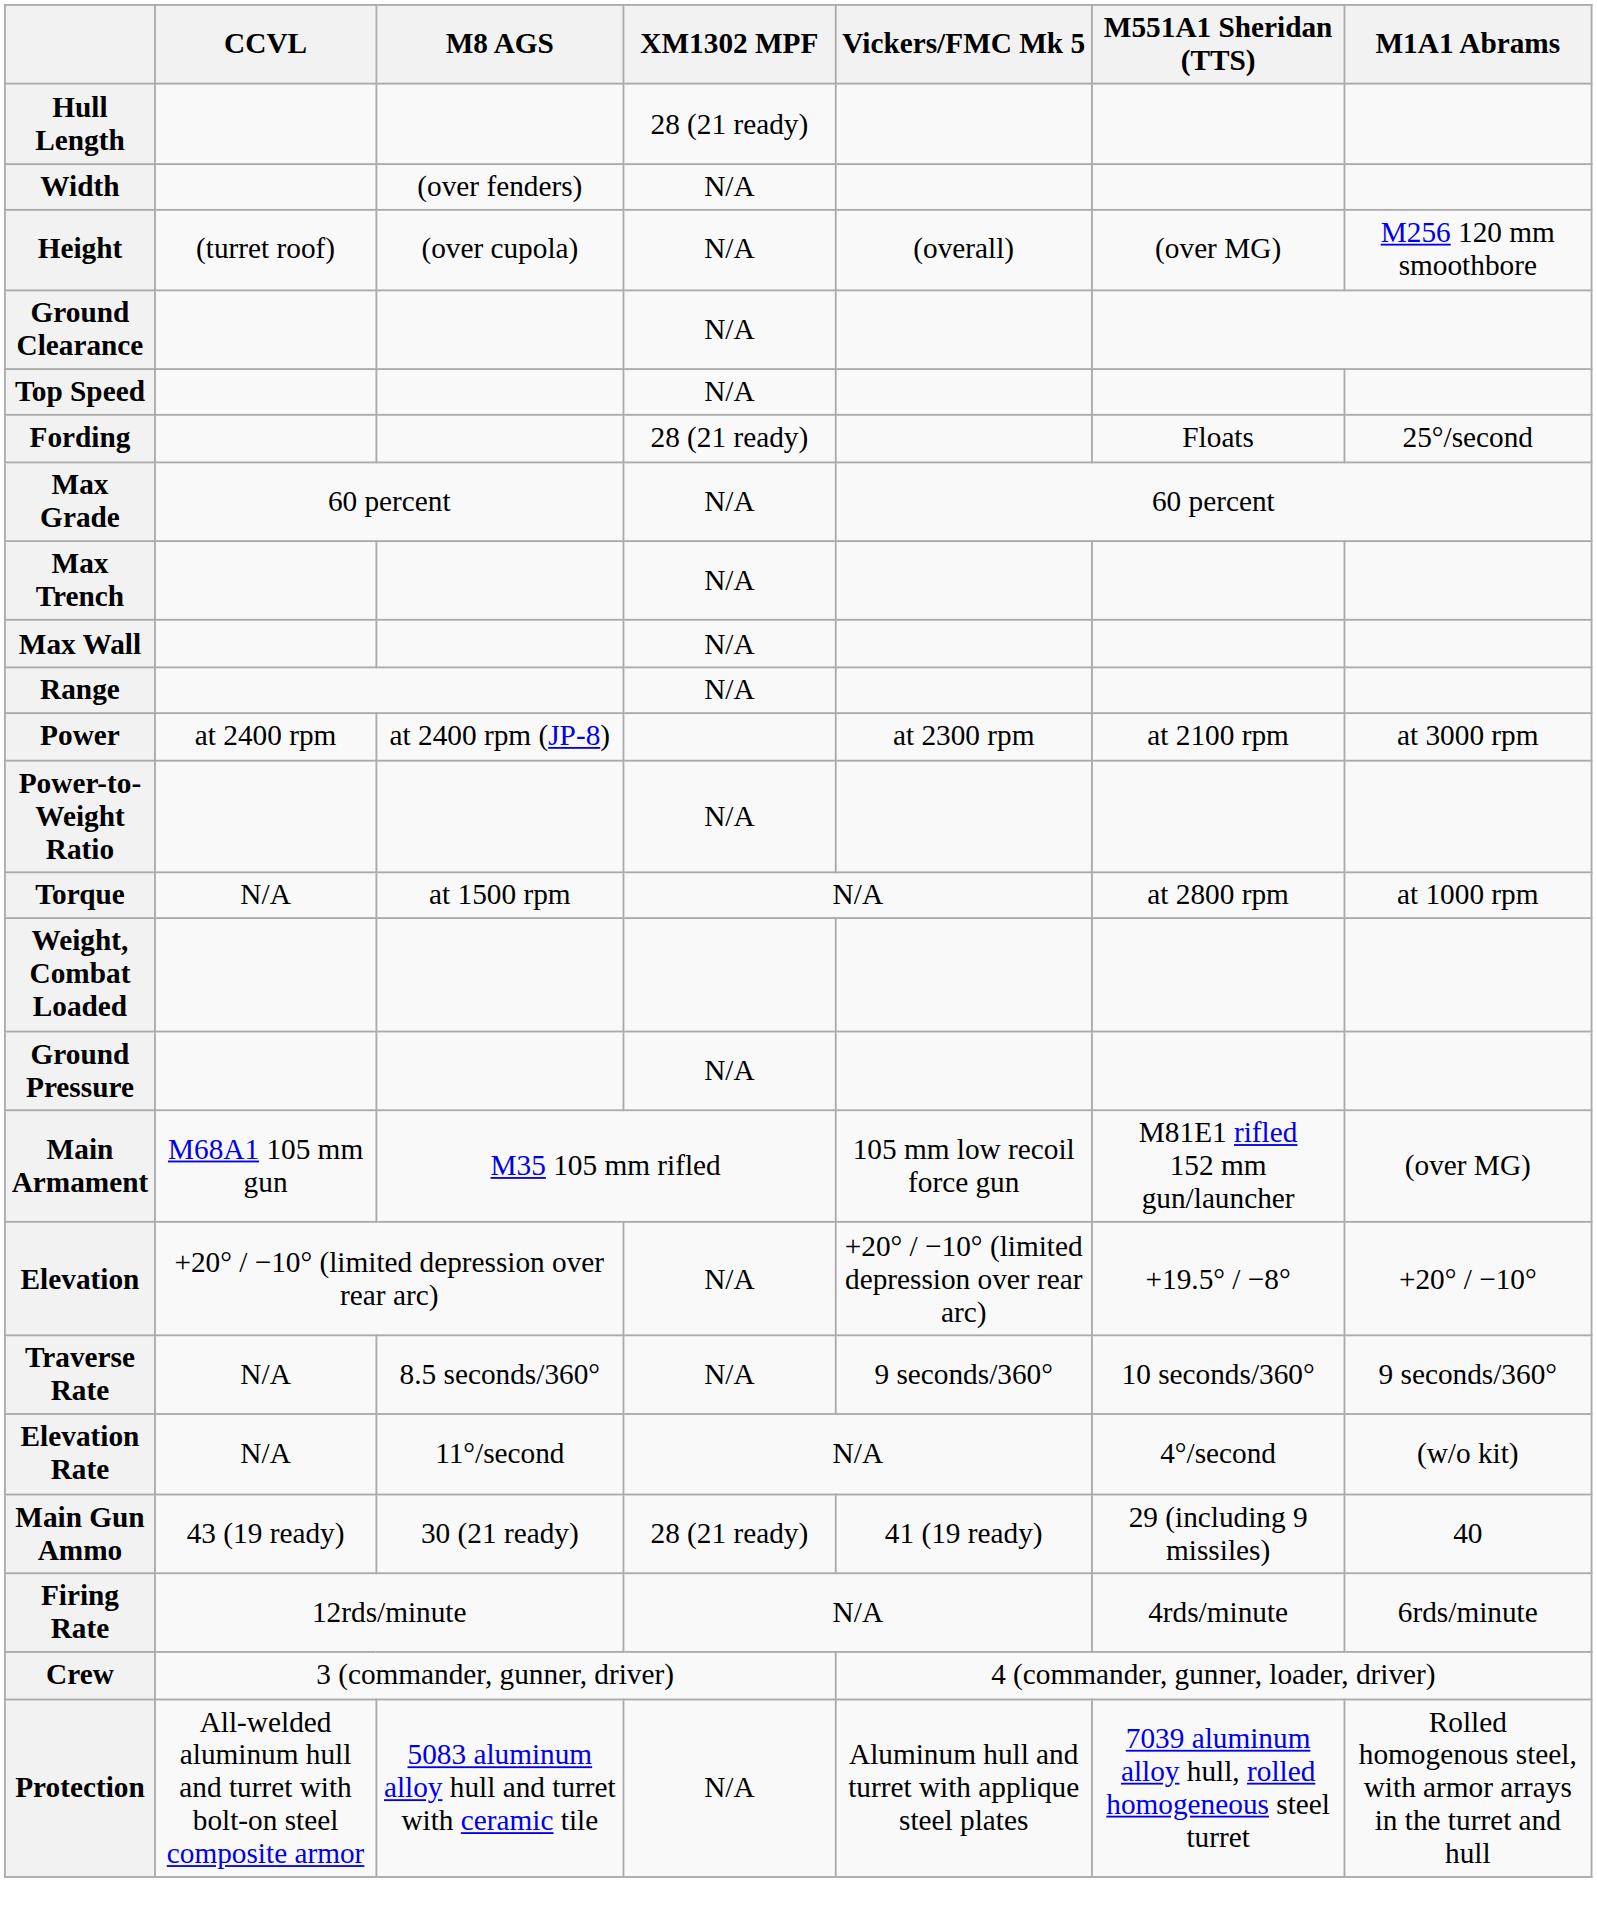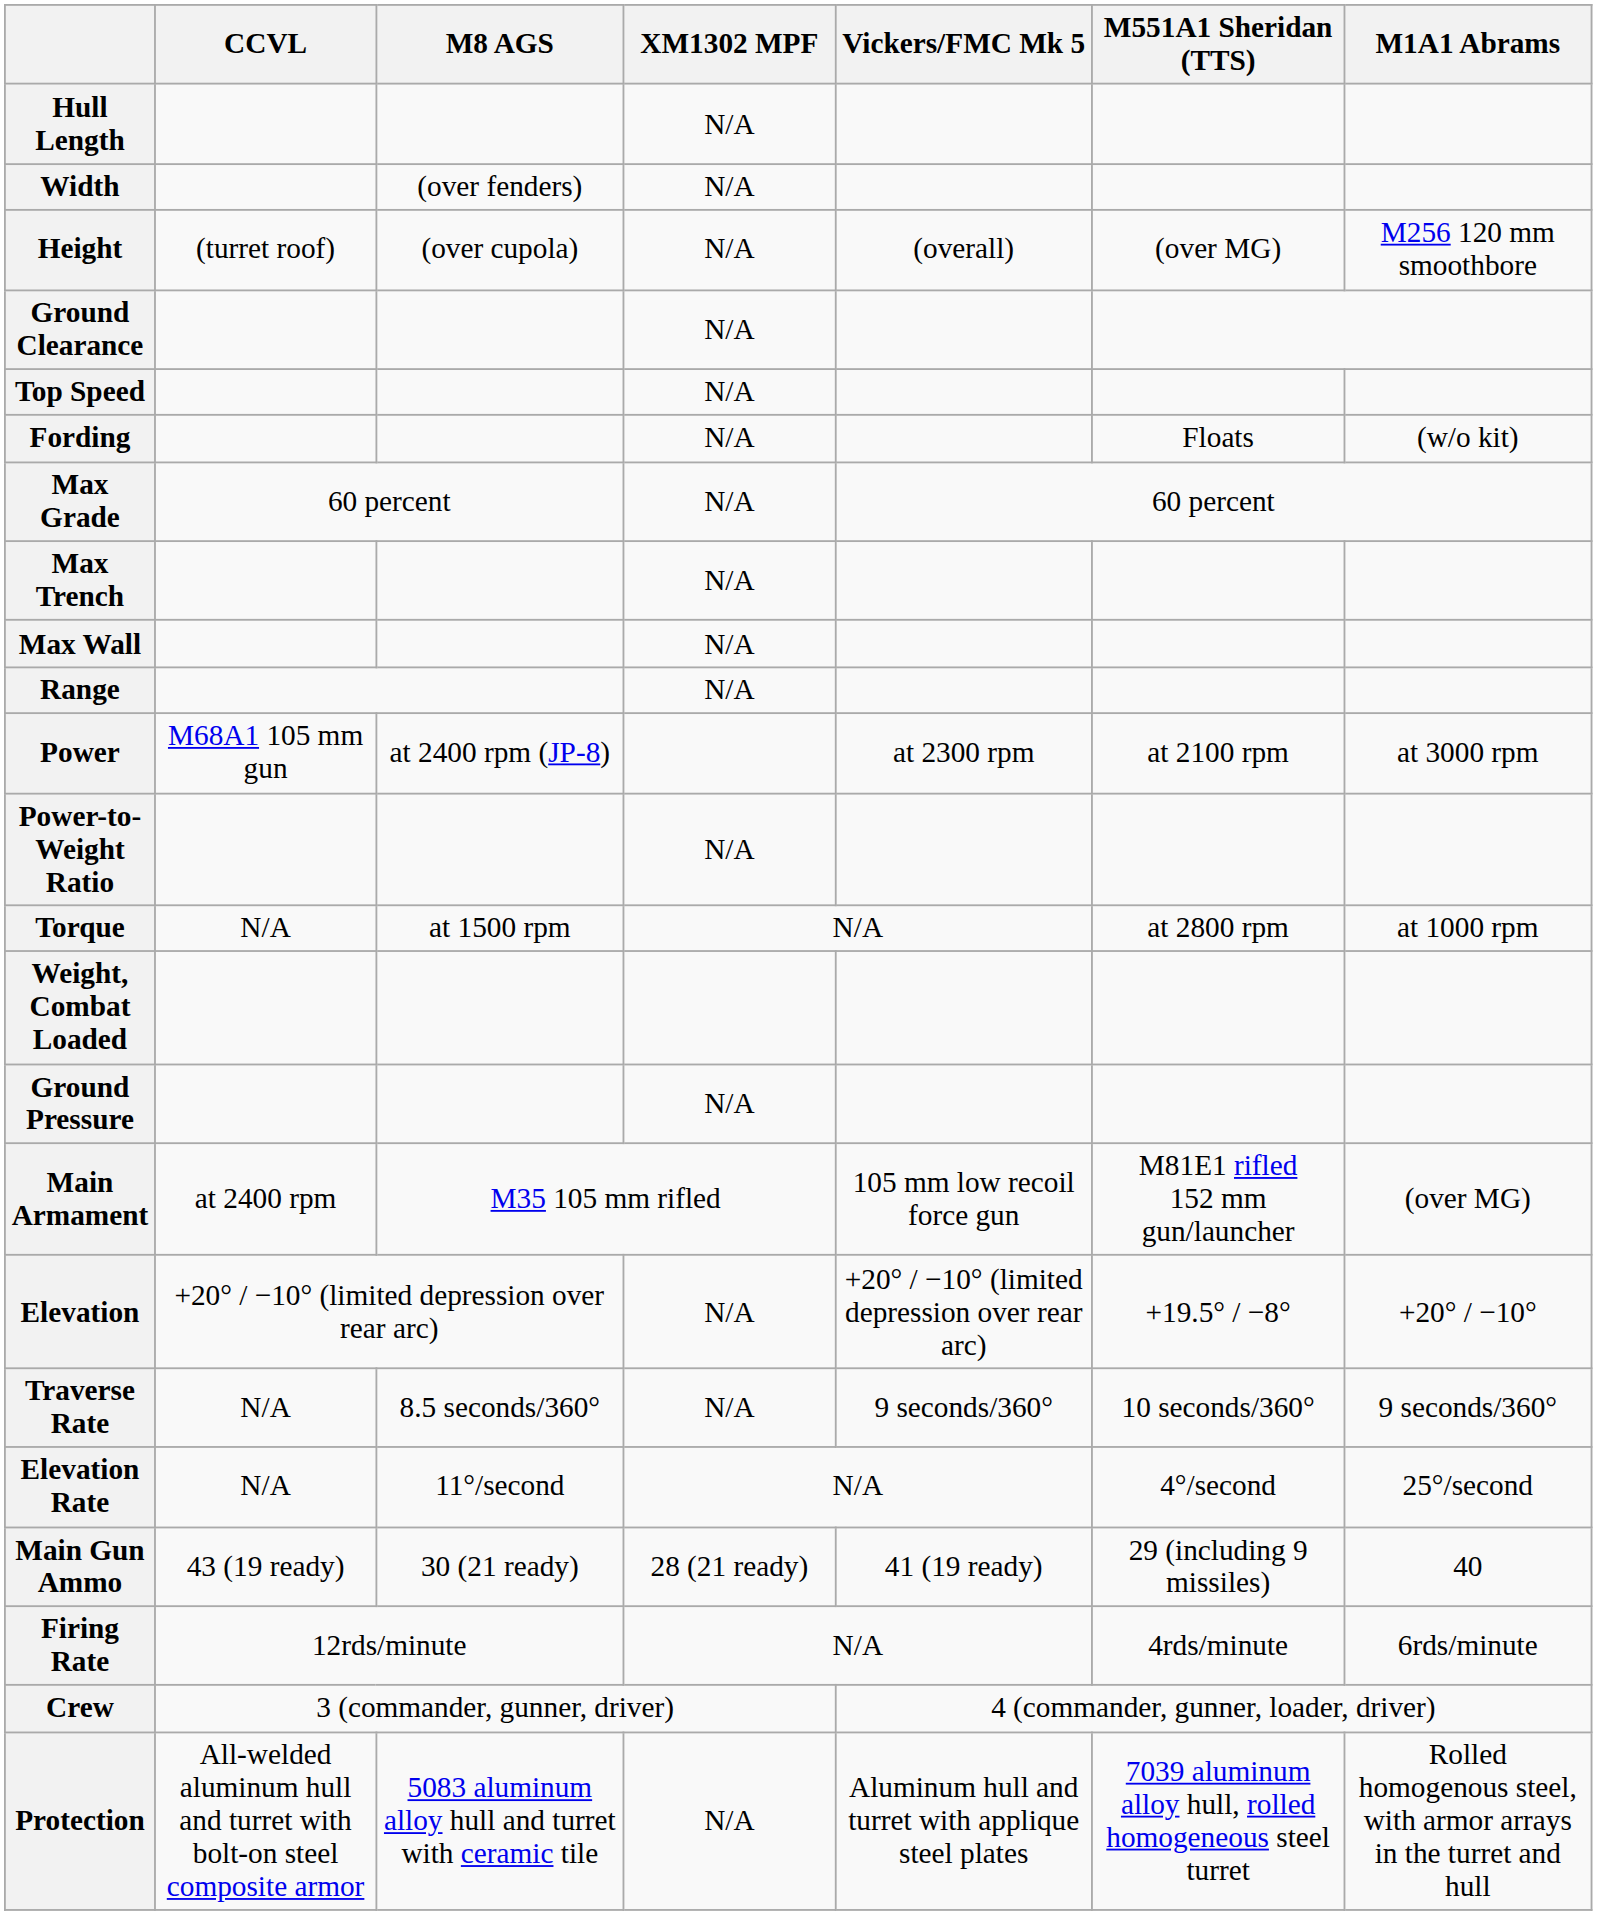(729, 123) 28 (21 ready) -> (729, 123) N/A
(729, 438) 28 (21 ready) -> (729, 438) N/A
(1468, 438) 25°/second -> (1468, 438) (w/o kit)
(266, 736) at 2400 rpm -> (266, 752) M68A1 105 mm gun
(266, 1165) M68A1 105 mm gun -> (266, 1198) at 2400 rpm
(1468, 1453) (w/o kit) -> (1468, 1486) 25°/second
